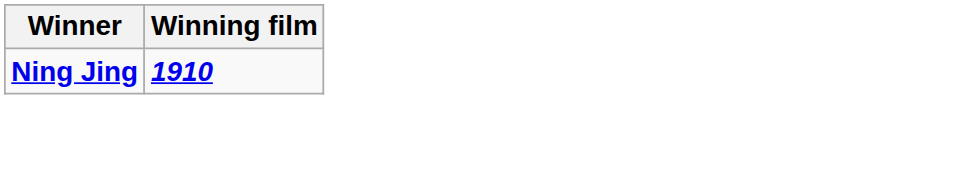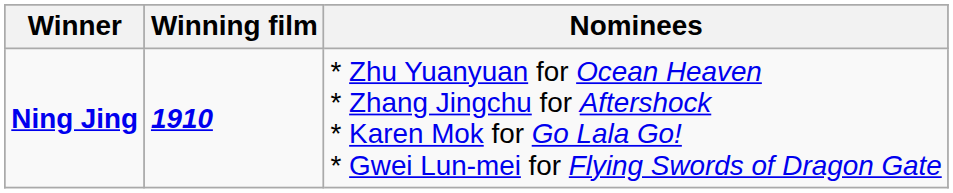+ column: (636, 26)
